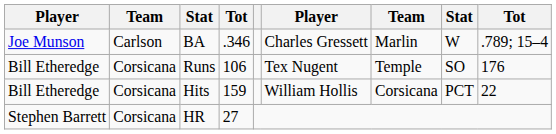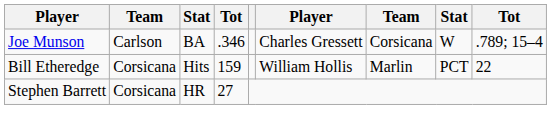(396, 41) Marlin -> (401, 41) Corsicana
- row: (199, 66)
(406, 91) Corsicana -> (391, 66) Marlin
